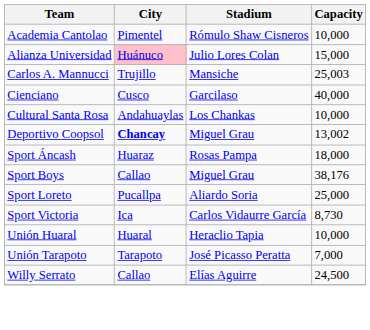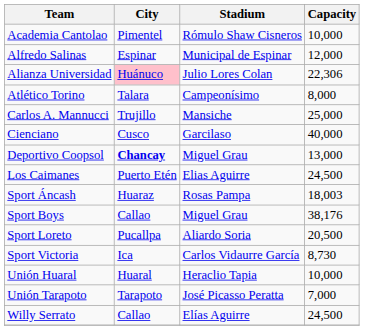+ row: (47, 54)
(332, 54) 15,000 -> (325, 74) 22,306
+ row: (46, 94)
(332, 74) 25,003 -> (325, 114) 25,000
- row: (58, 114)
(332, 134) 13,002 -> (325, 154) 13,000
+ row: (43, 174)
(332, 154) 18,000 -> (325, 194) 18,003
(332, 194) 25,000 -> (325, 235) 20,500
